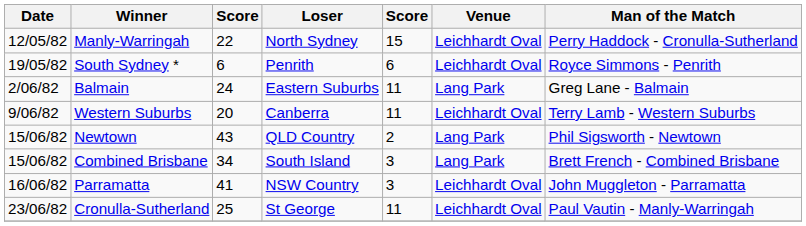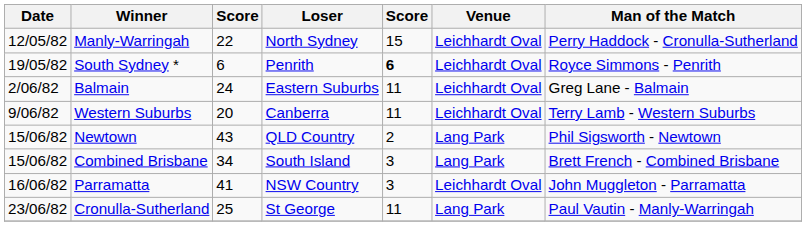(390, 64) normal -> (390, 64) bold
(470, 88) Lang Park -> (488, 88) Leichhardt Oval
(488, 209) Leichhardt Oval -> (470, 209) Lang Park
